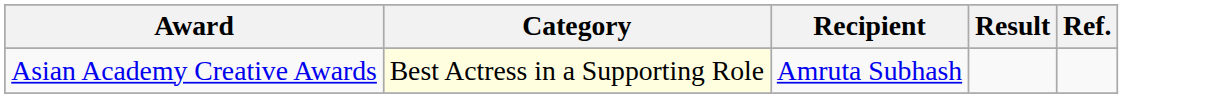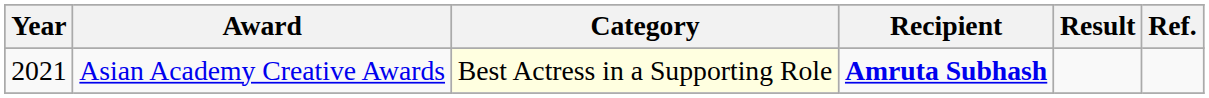+ column: (39, 26)
(870, 70) normal -> (946, 70) bold
